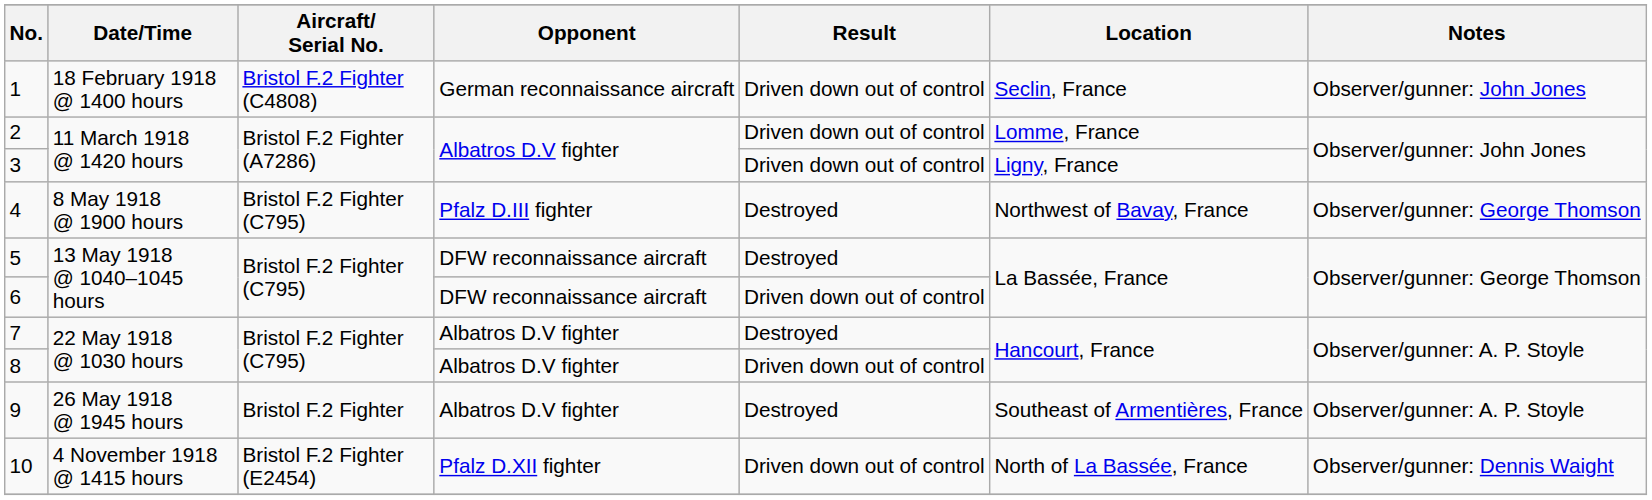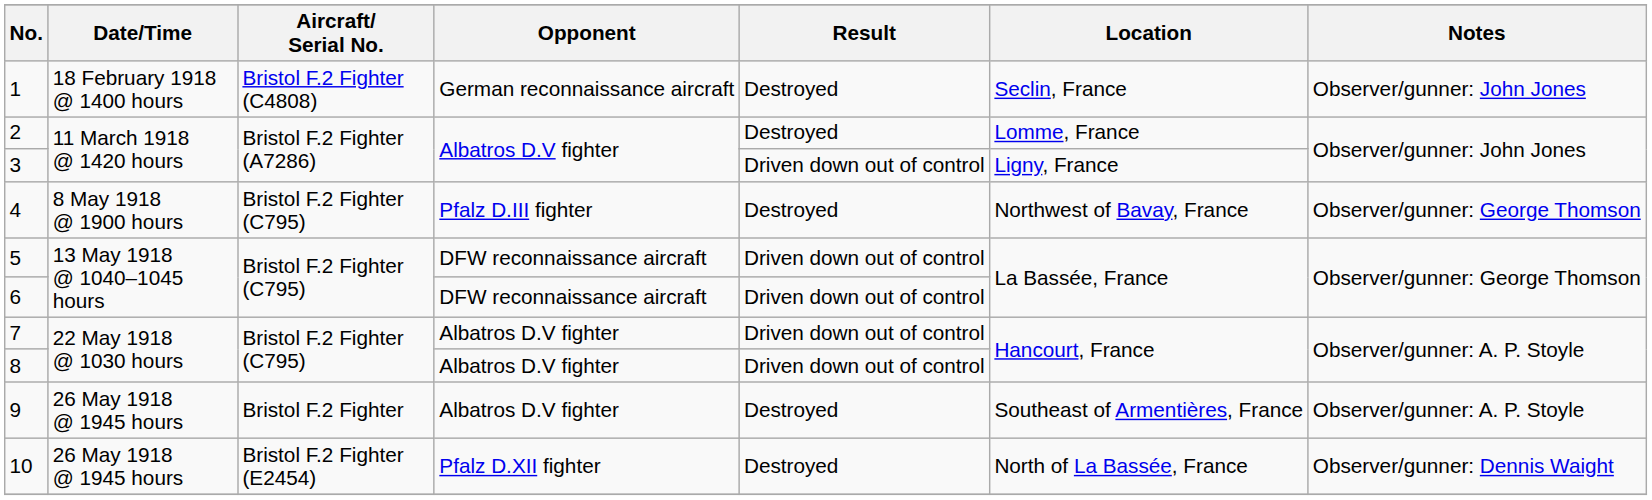(864, 89) Driven down out of control -> (791, 89) Destroyed
(864, 133) Driven down out of control -> (791, 133) Destroyed
(791, 258) Destroyed -> (864, 258) Driven down out of control
(791, 333) Destroyed -> (864, 333) Driven down out of control
(135, 466) 4 November 1918 @ 1415 hours -> (118, 466) 26 May 1918 @ 1945 hours
(864, 466) Driven down out of control -> (791, 466) Destroyed
